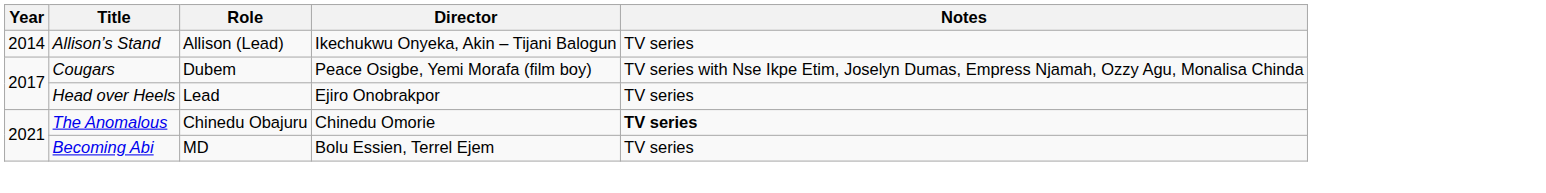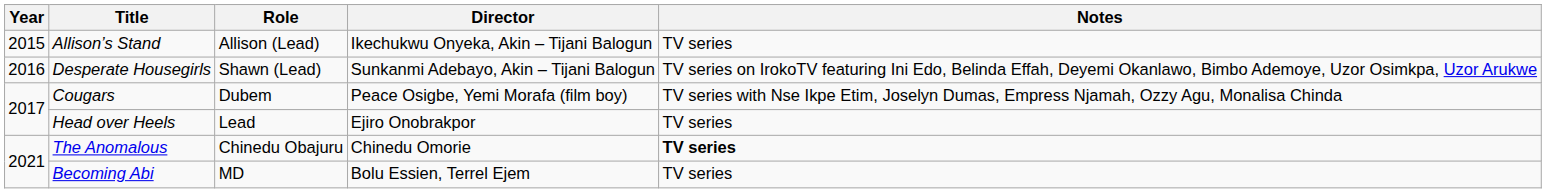(27, 43) 2014 -> (27, 43) 2015
+ row: (132, 69)
